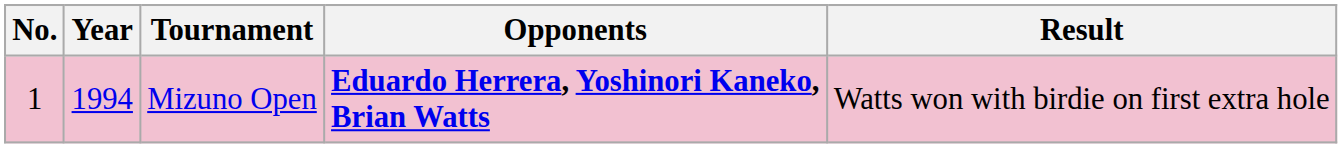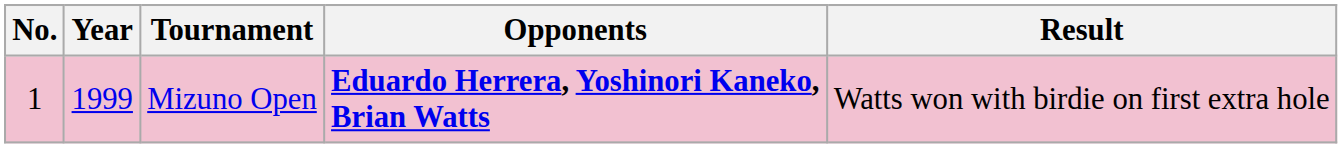(102, 98) 1994 -> (102, 98) 1999
